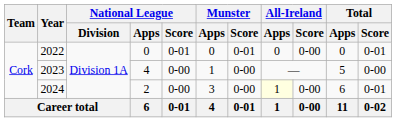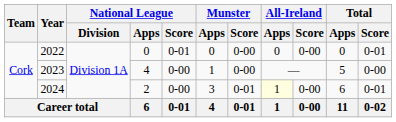(244, 51) 0-01 -> (244, 51) 0-00
(244, 88) 0-00 -> (244, 88) 0-01
